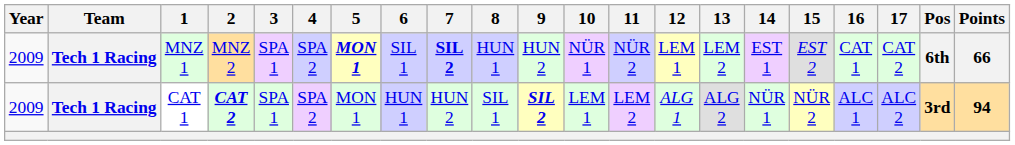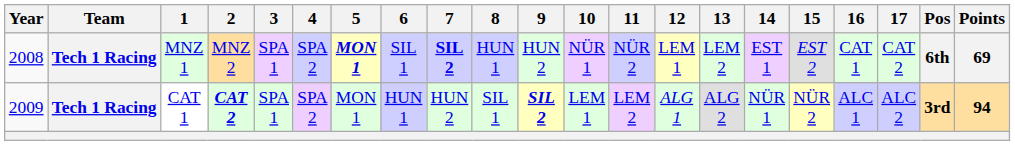(26, 57) 2009 -> (26, 57) 2008
(982, 57) 66 -> (982, 57) 69
